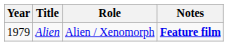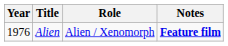(19, 31) 1979 -> (19, 31) 1976
